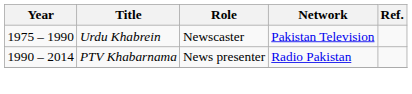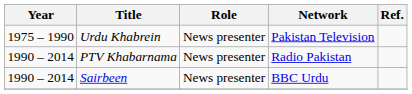(214, 36) Newscaster -> (224, 36) News presenter
+ row: (104, 78)
